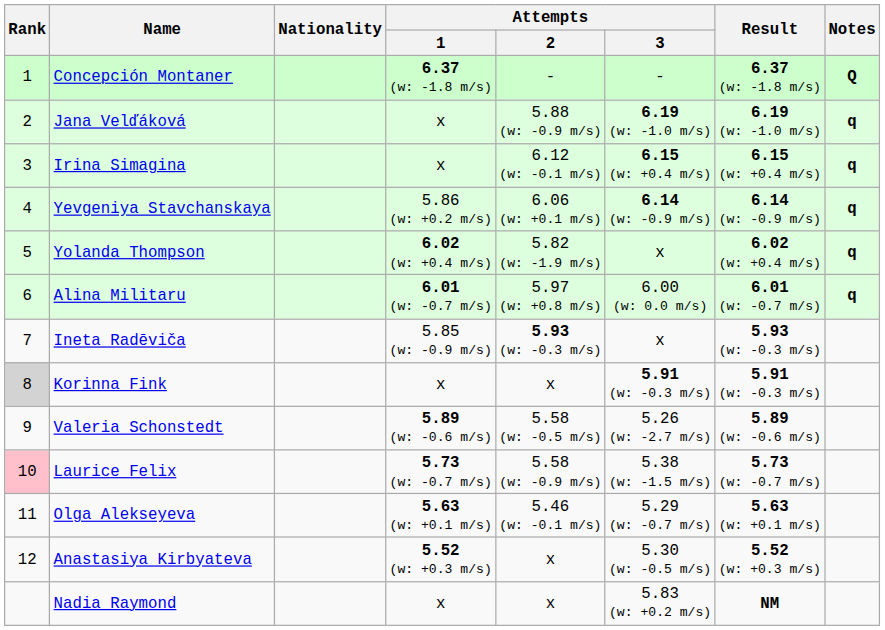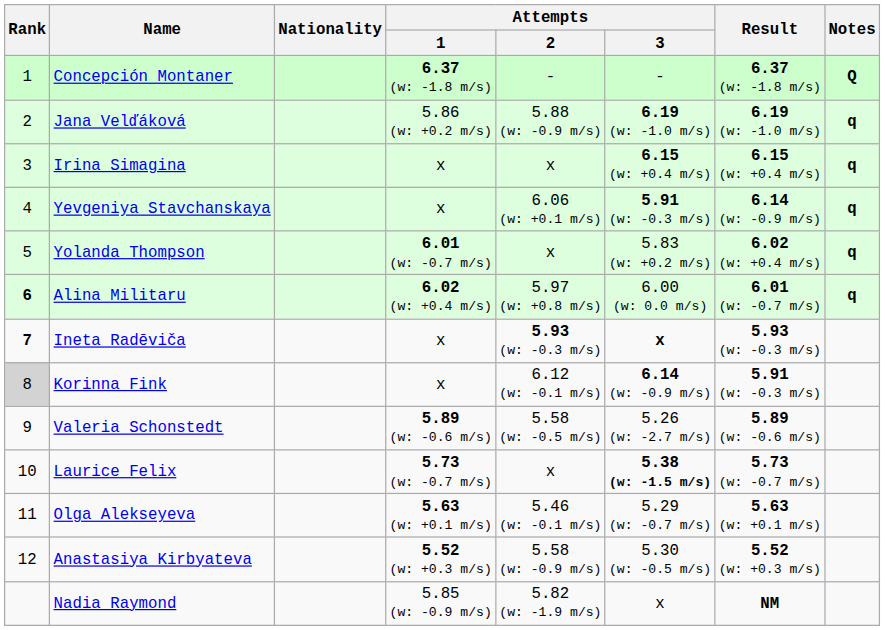(441, 122) x -> (441, 121) 5.86 (w: +0.2 m/s)
(550, 165) 6.12 (w: -0.1 m/s) -> (550, 165) x
(441, 209) 5.86 (w: +0.2 m/s) -> (441, 209) x
(660, 209) 6.14 (w: -0.9 m/s) -> (660, 209) 5.91 (w: -0.3 m/s)
(441, 252) 6.02 (w: +0.4 m/s) -> (441, 252) 6.01 (w: -0.7 m/s)
(550, 252) 5.82 (w: -1.9 m/s) -> (550, 253) x
(660, 253) x -> (660, 252) 5.83 (w: +0.2 m/s)
(27, 297) normal -> (27, 297) bold
(441, 296) 6.01 (w: -0.7 m/s) -> (441, 296) 6.02 (w: +0.4 m/s)
(27, 340) normal -> (27, 340) bold
(441, 340) 5.85 (w: -0.9 m/s) -> (441, 340) x
(660, 340) normal -> (660, 340) bold
(550, 384) x -> (550, 384) 6.12 (w: -0.1 m/s)
(660, 384) 5.91 (w: -0.3 m/s) -> (660, 384) 6.14 (w: -0.9 m/s)
(27, 472) pink background -> (27, 472) no background
(550, 471) 5.58 (w: -0.9 m/s) -> (550, 472) x
(660, 471) normal -> (660, 472) bold
(550, 559) x -> (550, 559) 5.58 (w: -0.9 m/s)
(441, 603) x -> (441, 603) 5.85 (w: -0.9 m/s)
(550, 603) x -> (550, 603) 5.82 (w: -1.9 m/s)
(660, 603) 5.83 (w: +0.2 m/s) -> (660, 603) x
